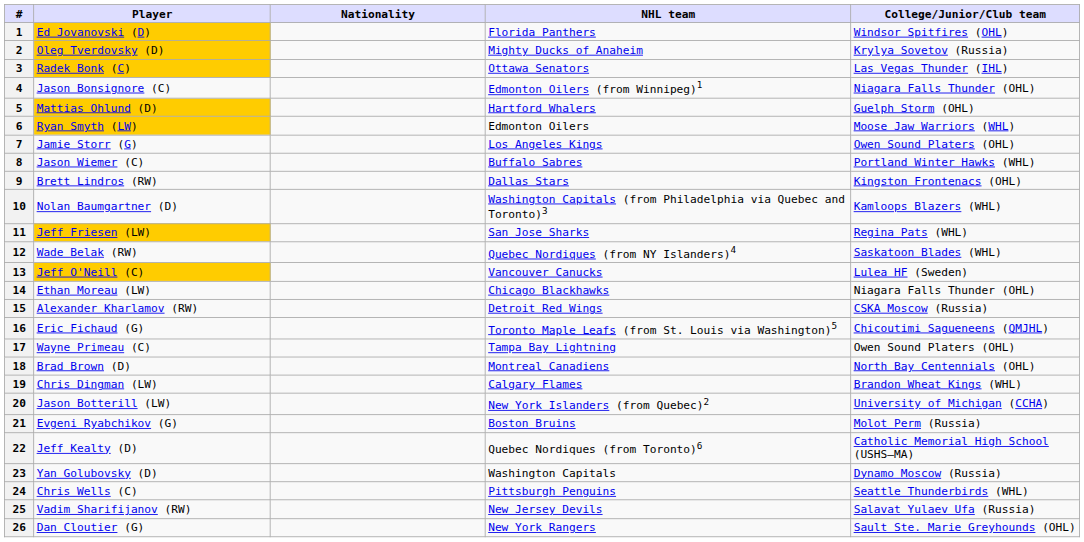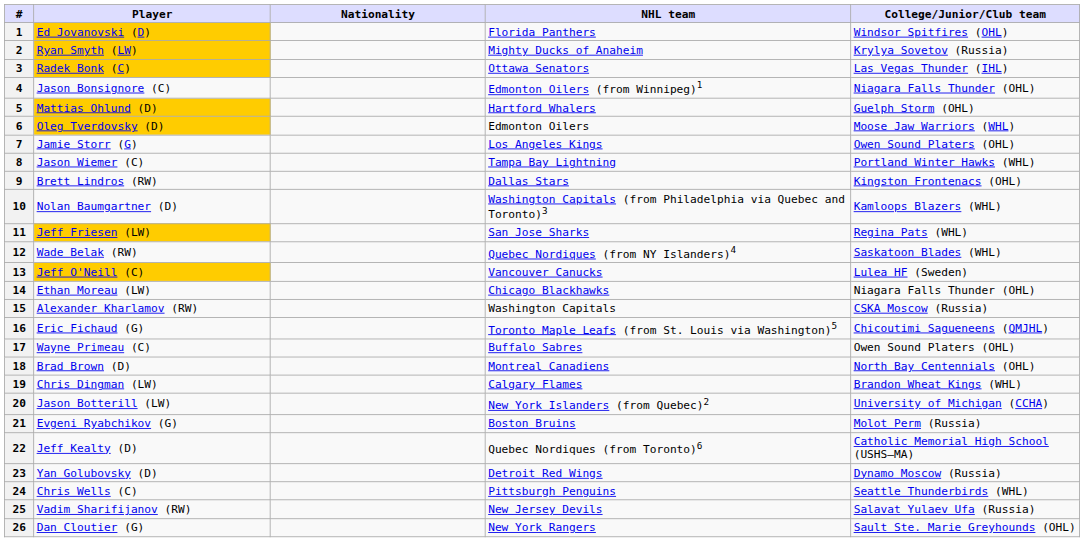(101, 50) Oleg Tverdovsky (D) -> (87, 50) Ryan Smyth (LW)
(87, 126) Ryan Smyth (LW) -> (101, 126) Oleg Tverdovsky (D)
(535, 162) Buffalo Sabres -> (552, 162) Tampa Bay Lightning
(545, 308) Detroit Red Wings -> (552, 308) Washington Capitals
(552, 348) Tampa Bay Lightning -> (535, 348) Buffalo Sabres
(552, 473) Washington Capitals -> (545, 473) Detroit Red Wings
